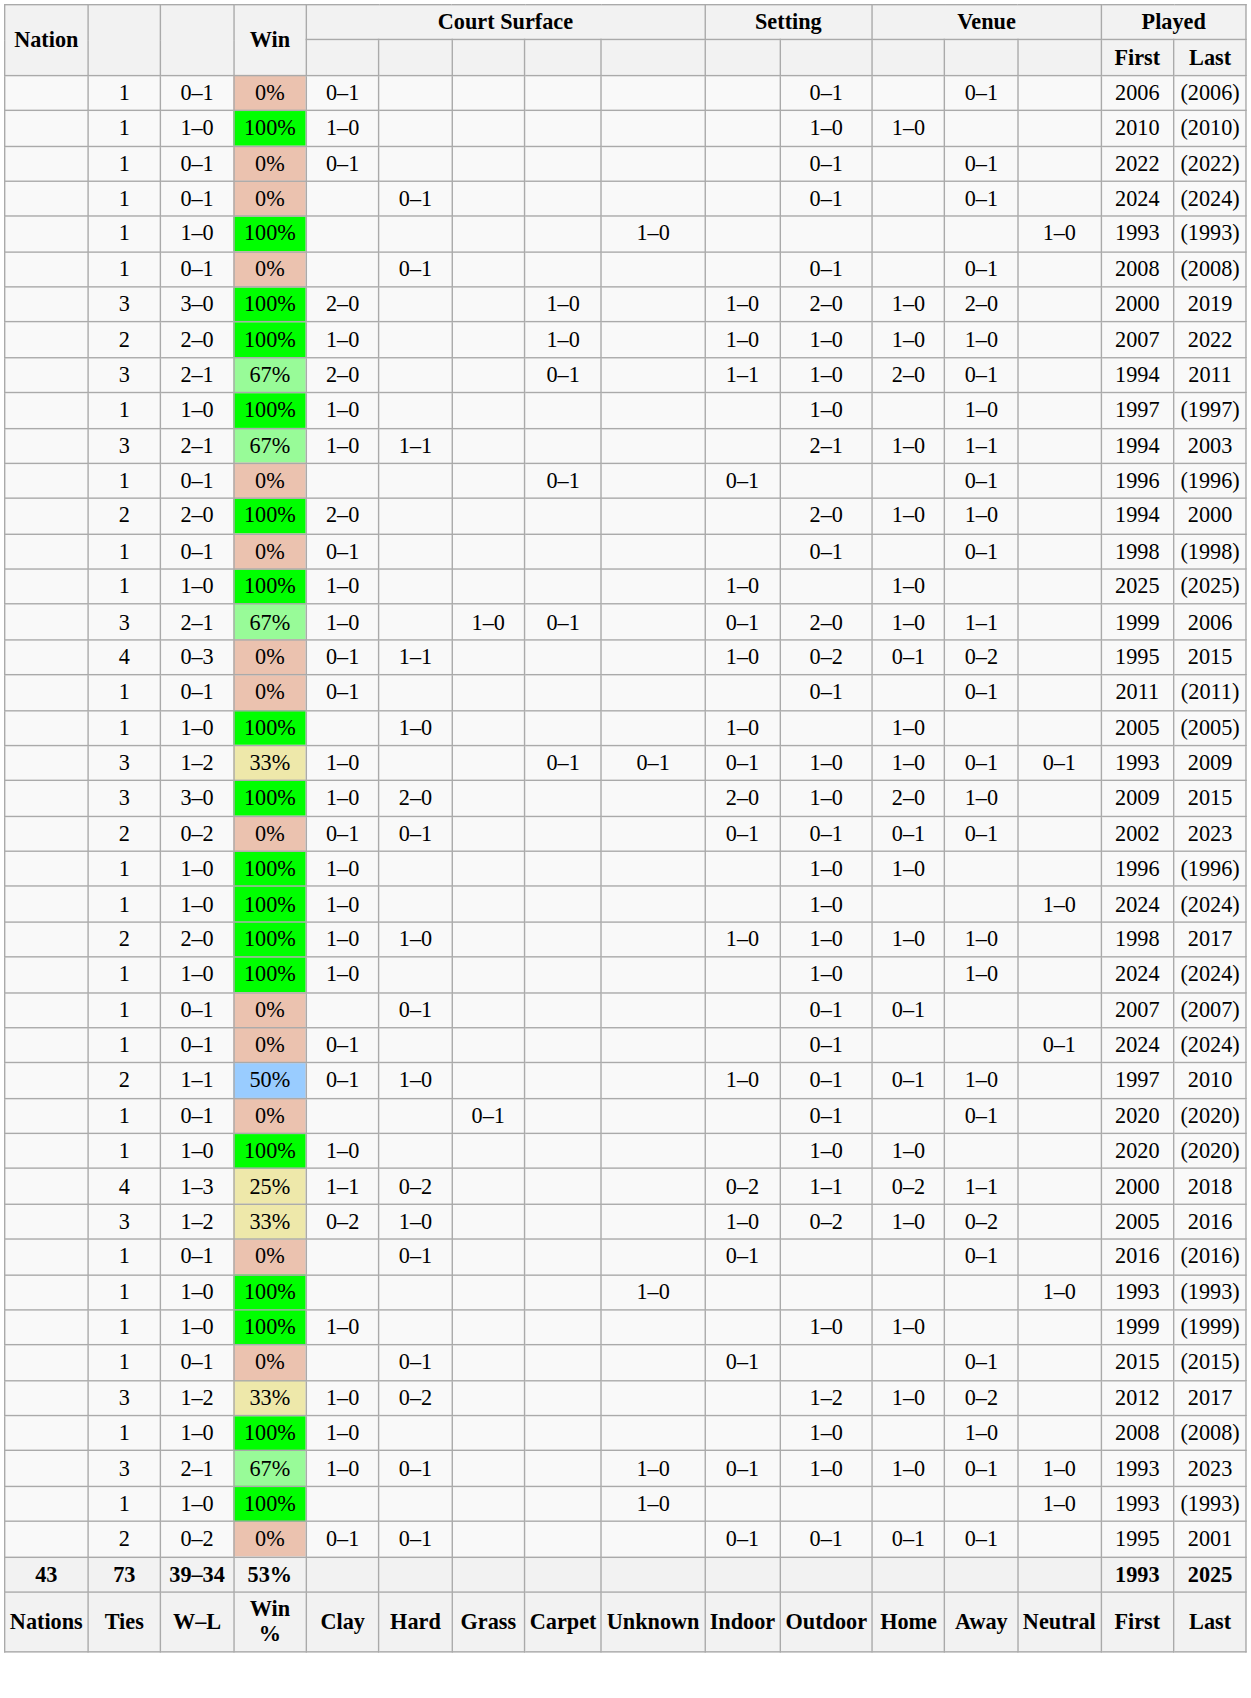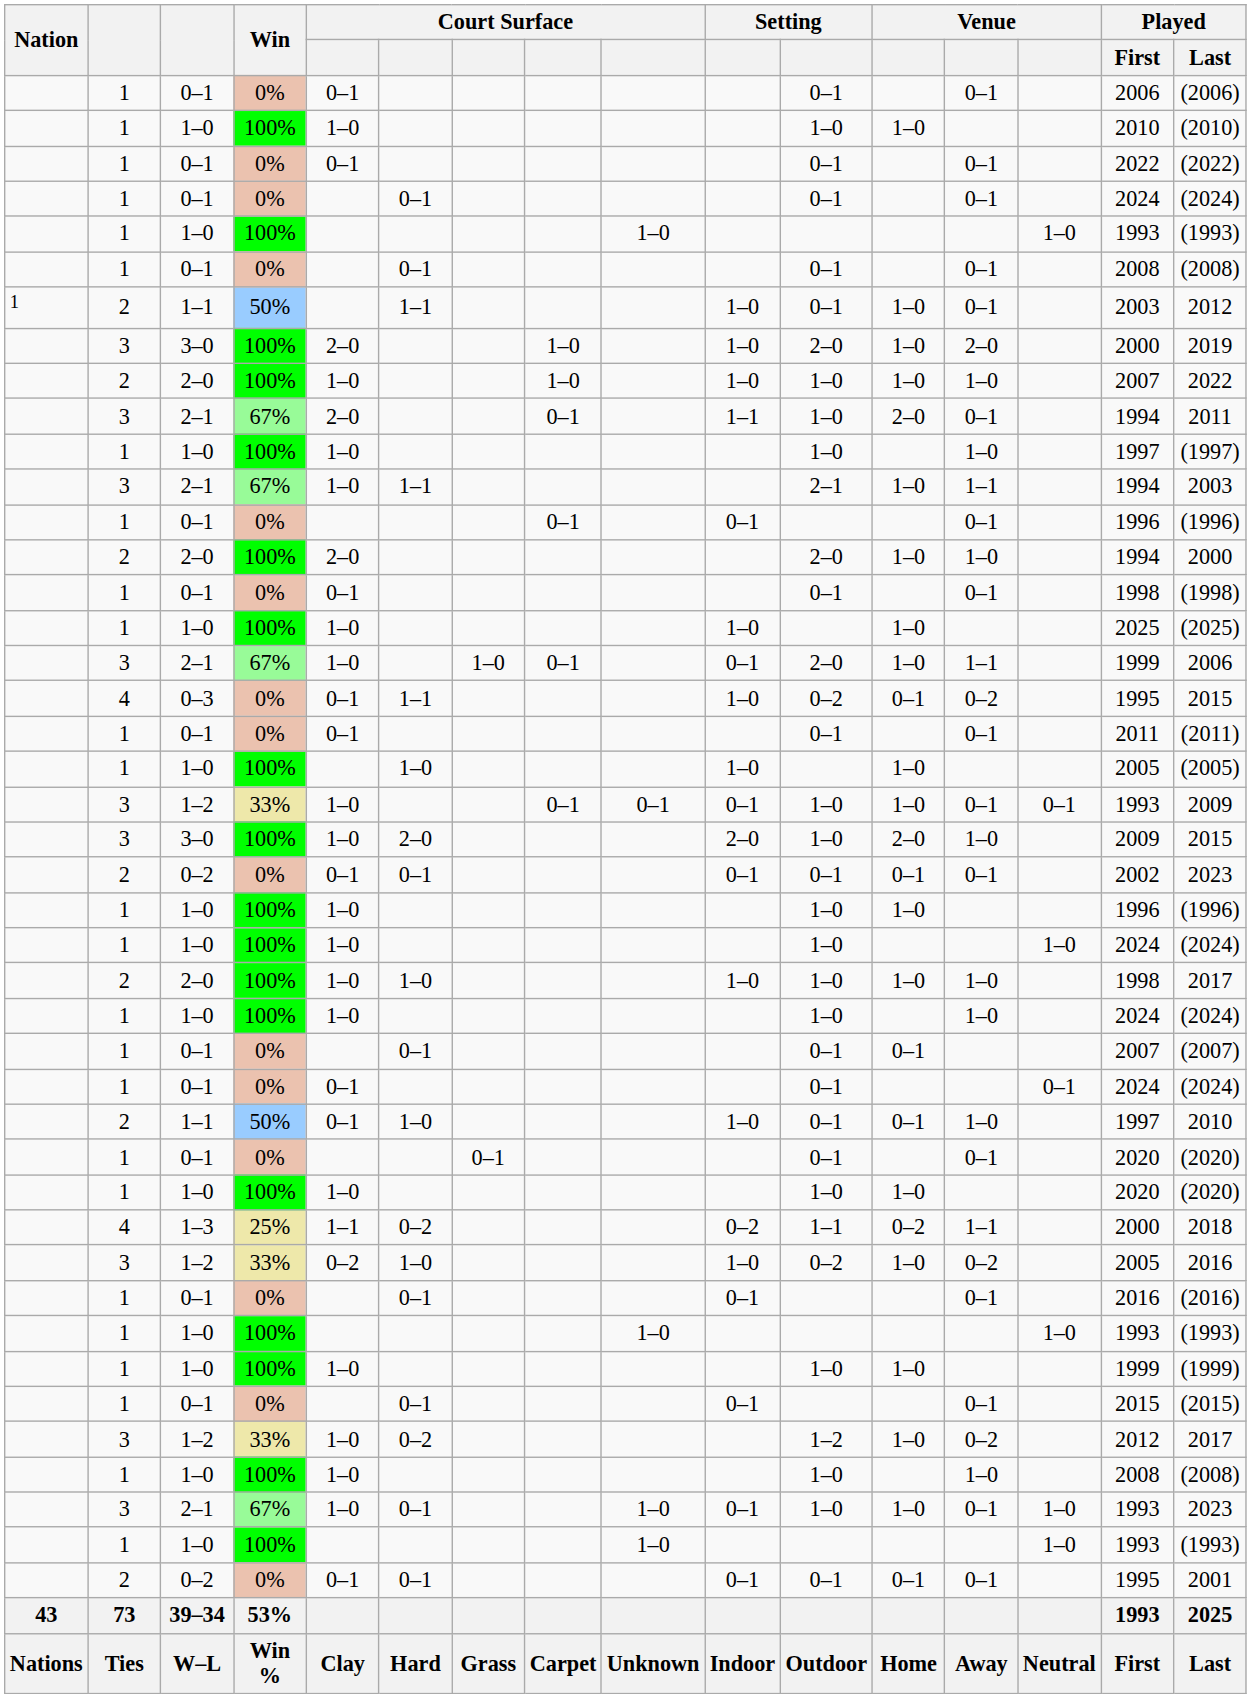+ row: (14, 302)
